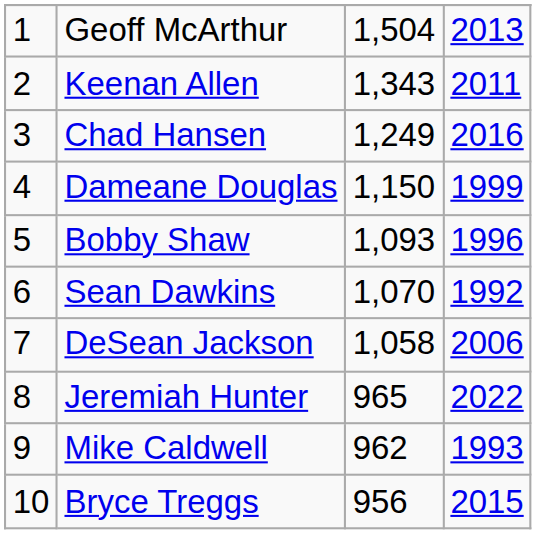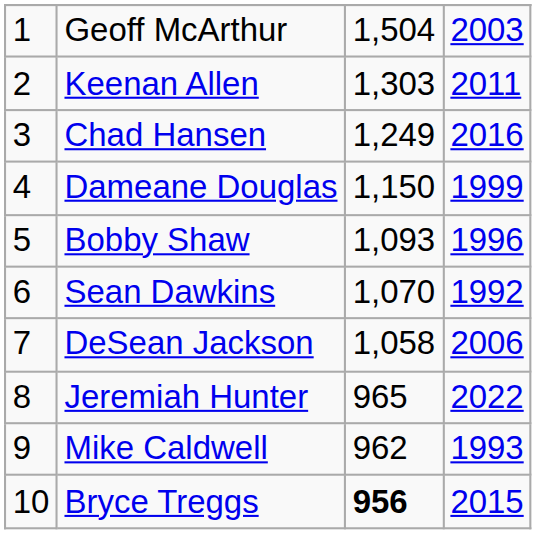(487, 30) 2013 -> (487, 30) 2003
(394, 82) 1,343 -> (394, 82) 1,303
(380, 501) normal -> (380, 501) bold
